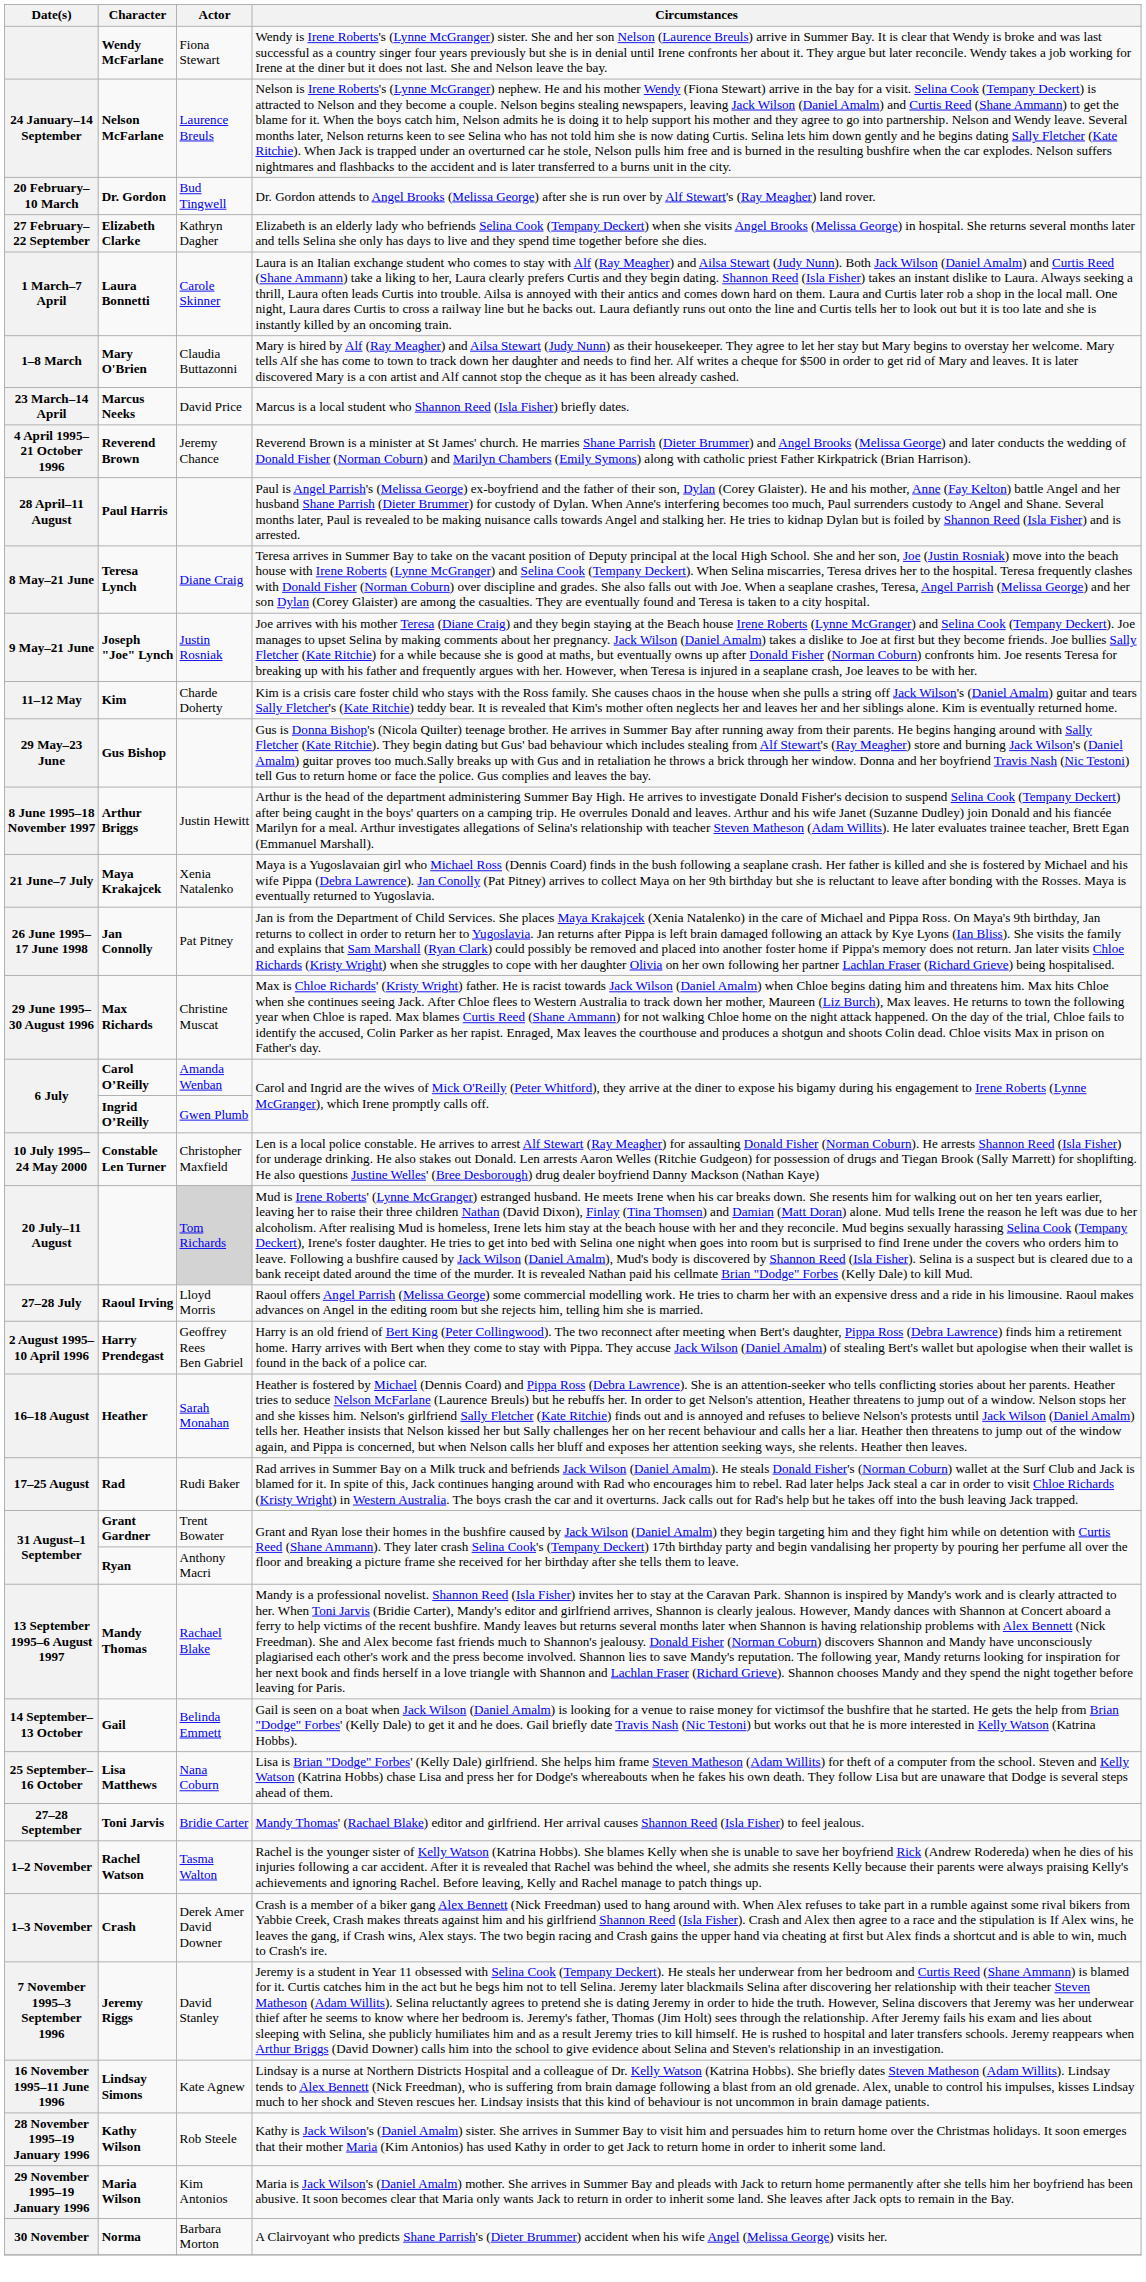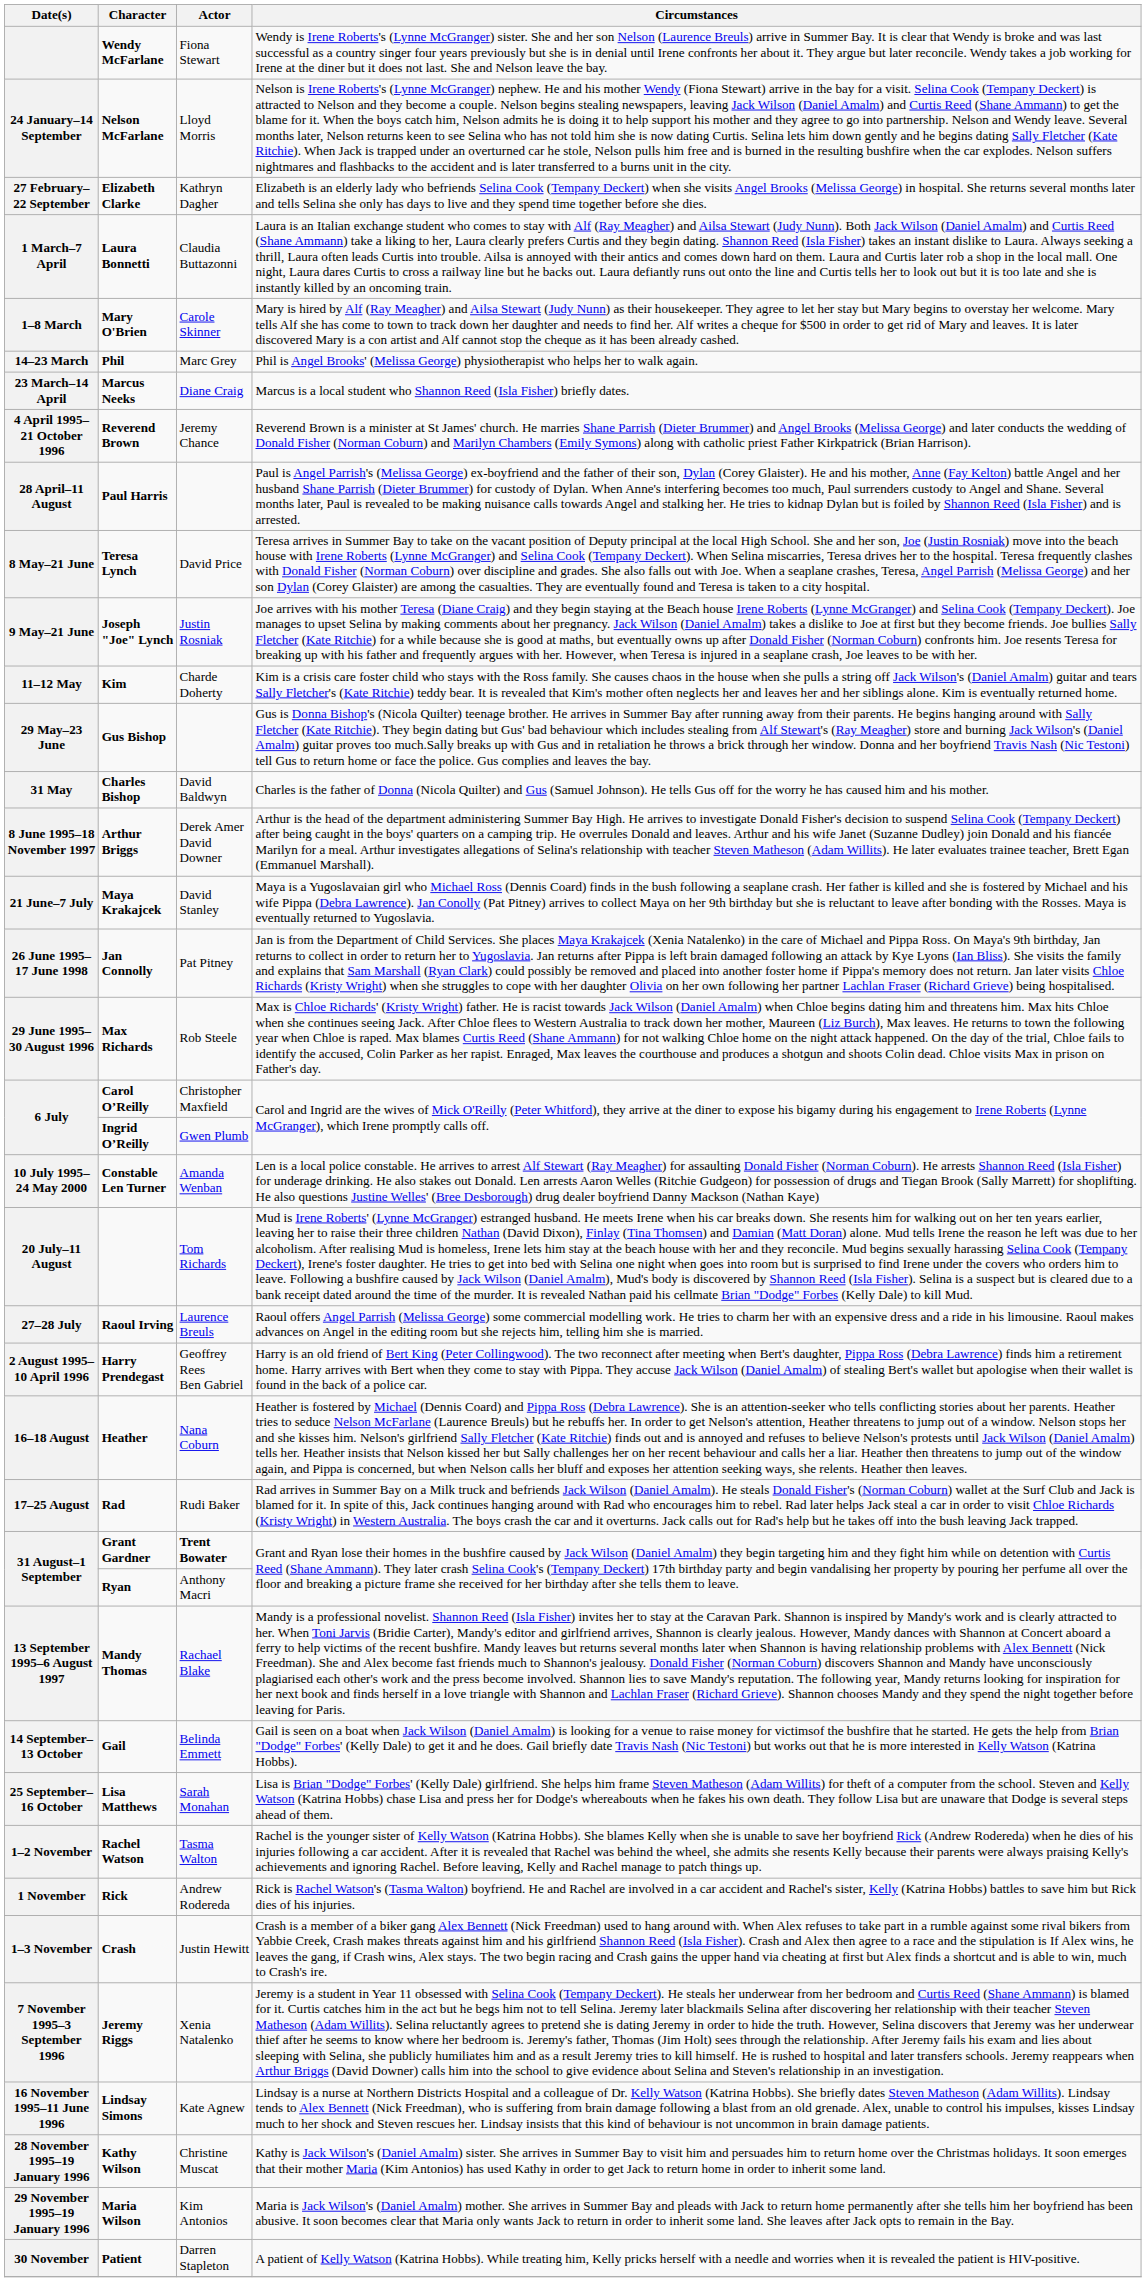(204, 128) Laurence Breuls -> (197, 128) Lloyd Morris
- row: (52, 196)
(200, 293) Carole Skinner -> (208, 256) Claudia Buttazonni
(208, 361) Claudia Buttazonni -> (200, 324) Carole Skinner
+ row: (52, 361)
(211, 406) David Price -> (211, 391) Diane Craig
(211, 579) Diane Craig -> (211, 564) David Price
+ row: (52, 790)
(214, 821) Justin Hewitt -> (212, 842) Derek Amer David Downer
(206, 881) Xenia Natalenko -> (199, 902) David Stanley
(204, 1017) Christine Muscat -> (208, 1038) Rob Steele
(202, 1077) Amanda Wenban -> (211, 1099) Christopher Maxfield
(211, 1159) Christopher Maxfield -> (202, 1181) Amanda Wenban
(203, 1235) lightgrey background -> (203, 1256) no background
(197, 1303) Lloyd Morris -> (204, 1324) Laurence Breuls
(204, 1416) Sarah Monahan -> (199, 1437) Nana Coburn
(202, 1529) normal -> (203, 1550) bold
(199, 1777) Nana Coburn -> (204, 1799) Sarah Monahan
- row: (52, 1822)
+ row: (52, 1896)
(212, 1927) Derek Amer David Downer -> (214, 1949) Justin Hewitt
(199, 2011) David Stanley -> (206, 2032) Xenia Natalenko
(208, 2139) Rob Steele -> (204, 2161) Christine Muscat
+ row: (52, 2258)
- row: (52, 2237)
